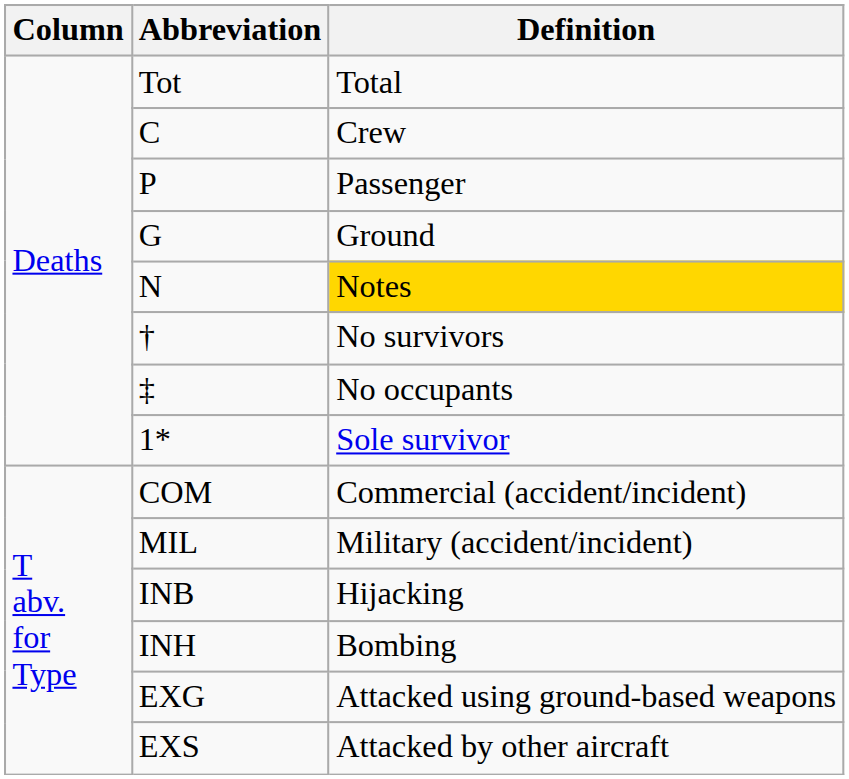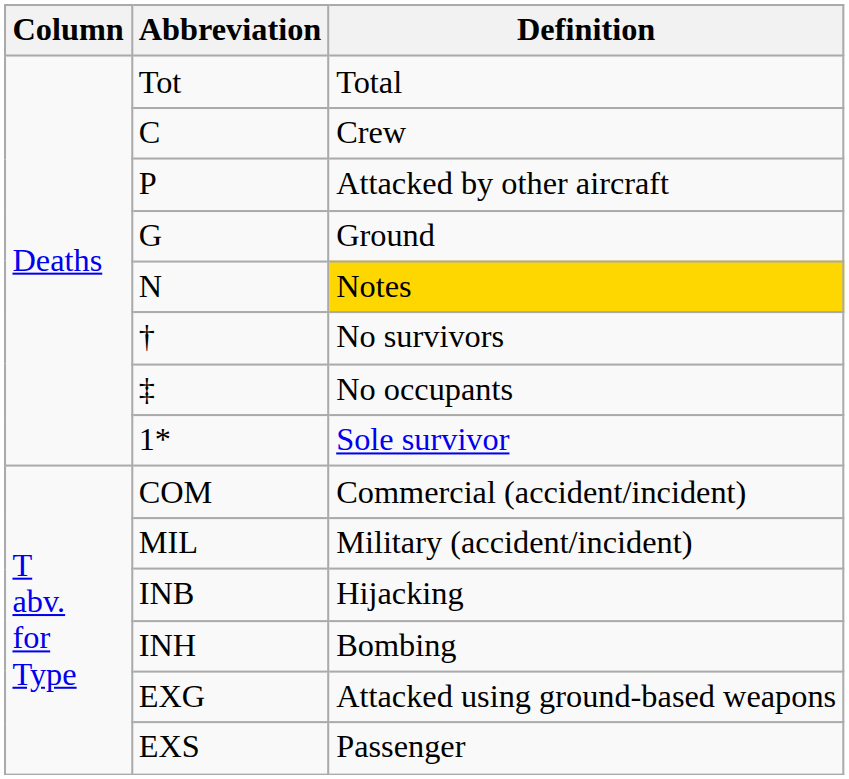(401, 183) Passenger -> (503, 183) Attacked by other aircraft
(503, 747) Attacked by other aircraft -> (401, 747) Passenger
